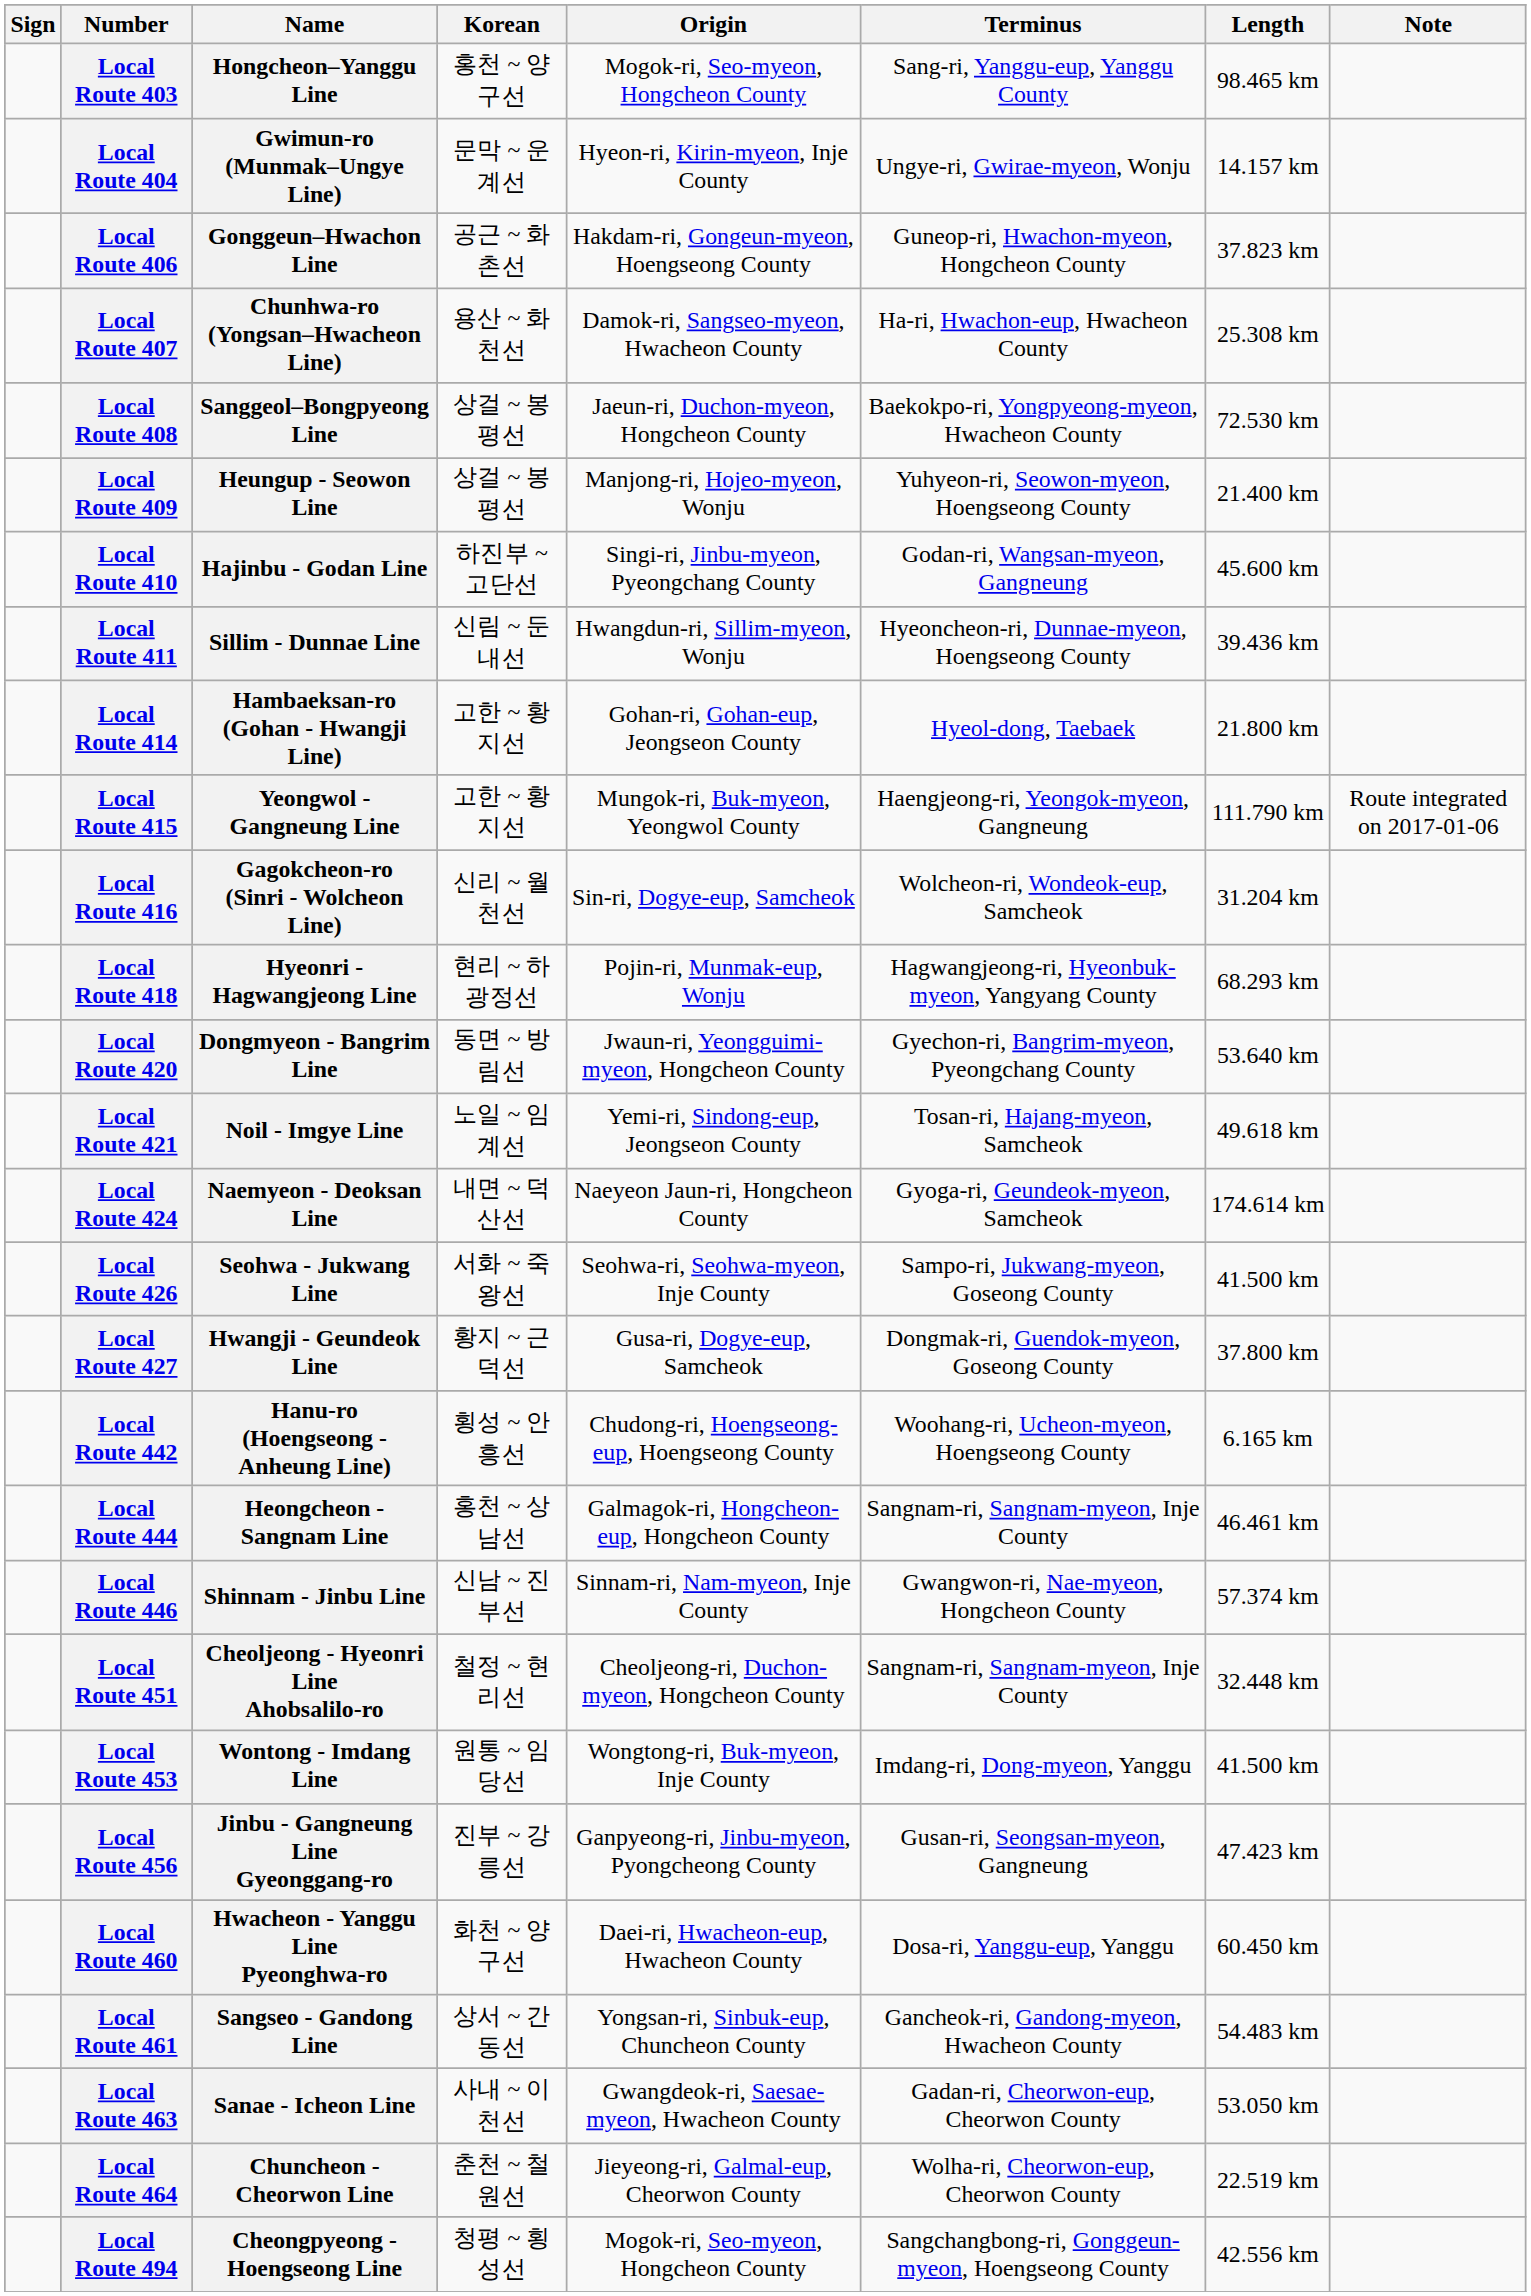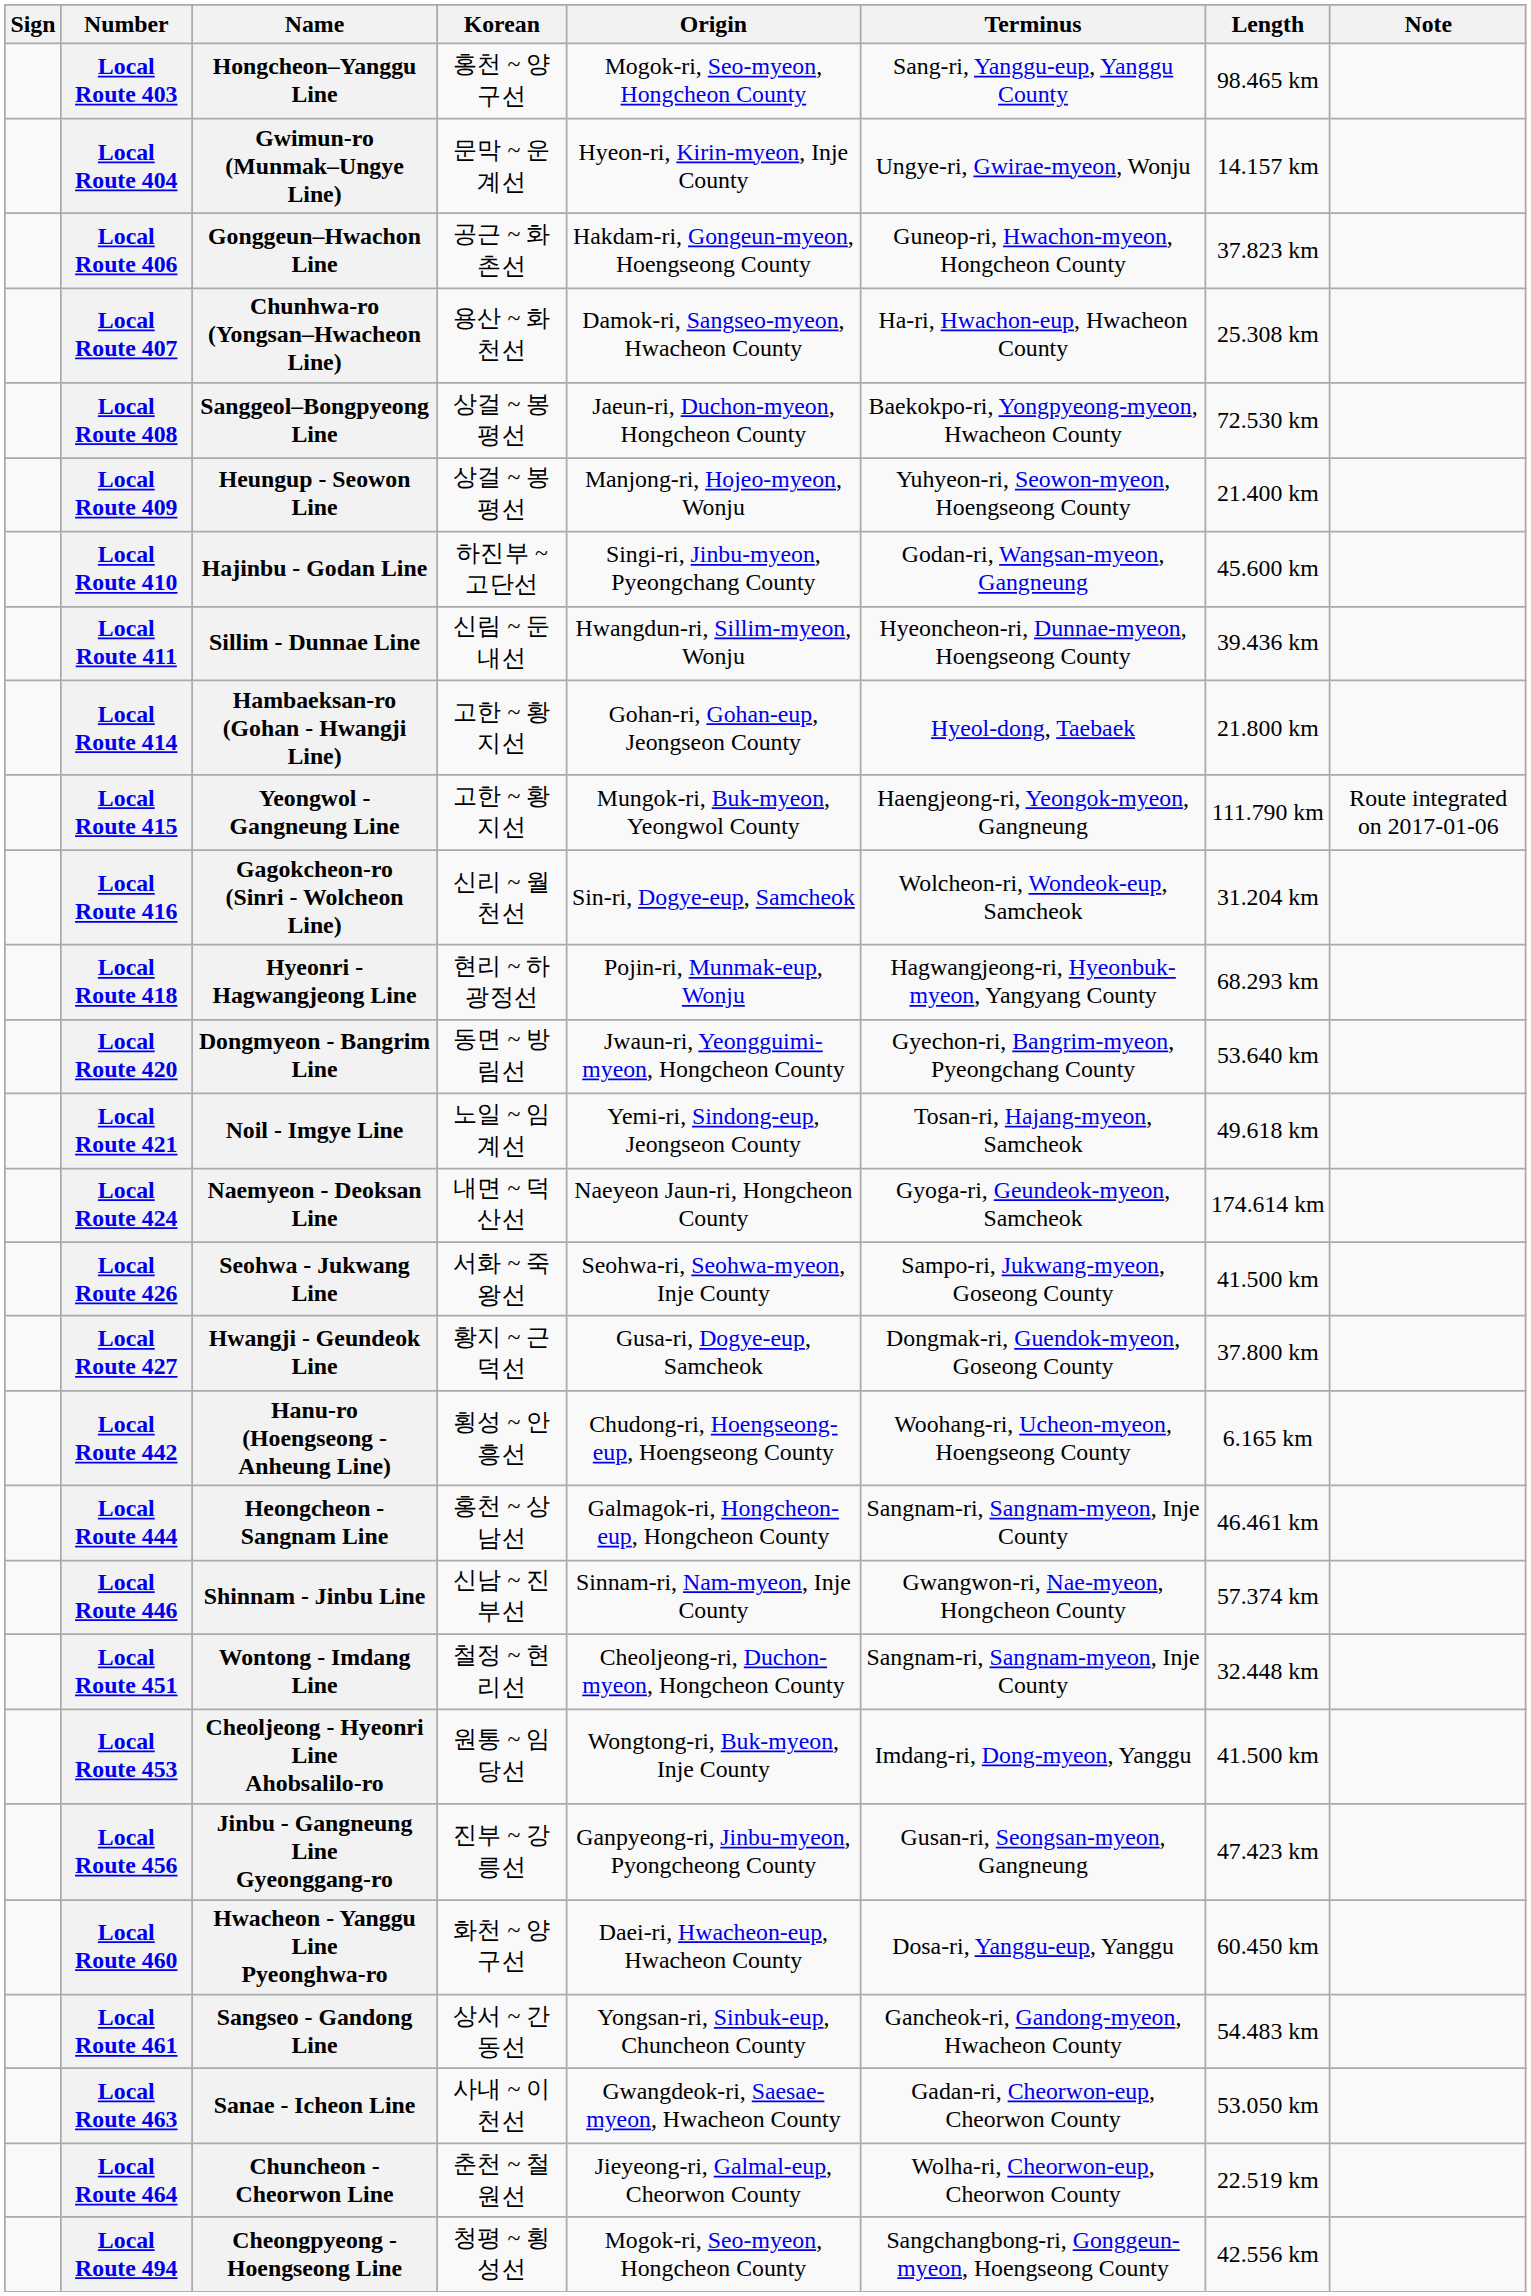(315, 1681) Cheoljeong - Hyeonri Line Ahobsalilo-ro -> (315, 1670) Wontong - Imdang Line
(315, 1766) Wontong - Imdang Line -> (315, 1755) Cheoljeong - Hyeonri Line Ahobsalilo-ro
